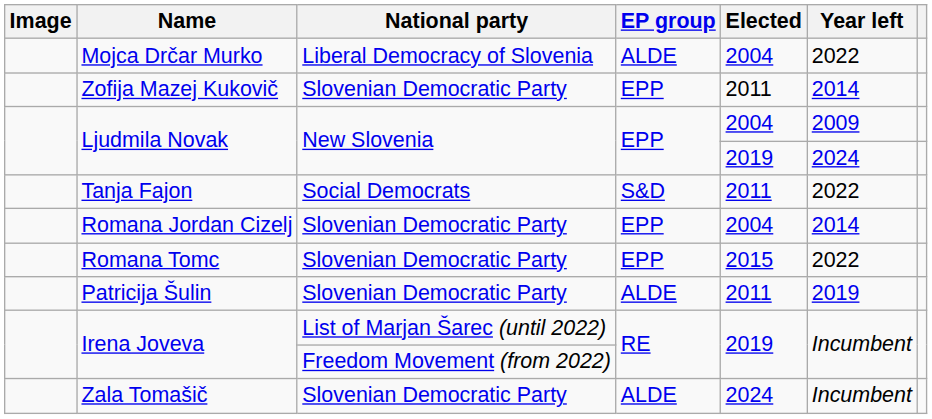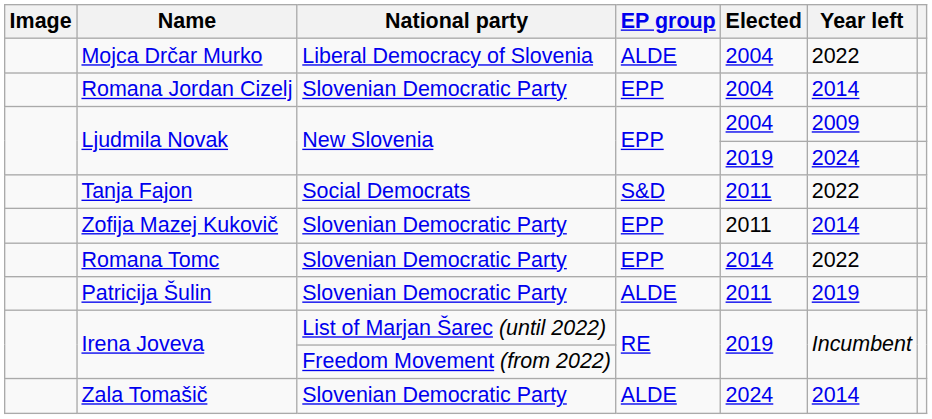rows swapped: (187, 225) <-> (180, 89)
(749, 259) 2015 -> (749, 259) 2014
(862, 395) Incumbent -> (836, 395) 2014
